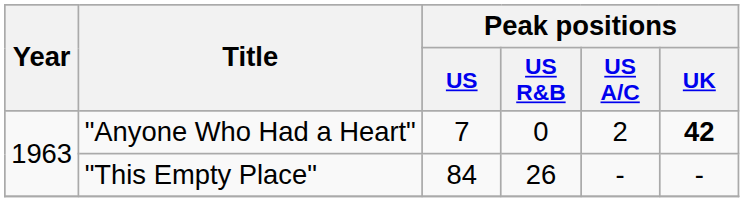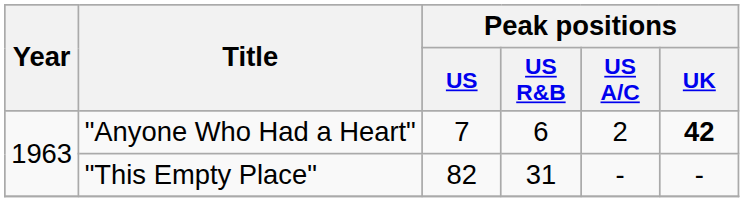(541, 131) 0 -> (541, 131) 6
(462, 175) 84 -> (462, 175) 82
(541, 175) 26 -> (541, 175) 31
